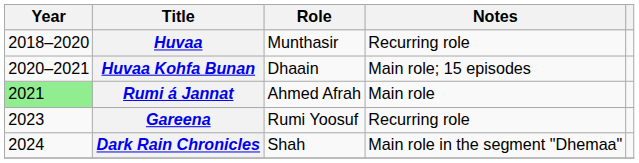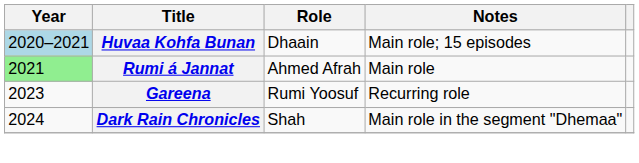- row: (178, 42)
(49, 68) no background -> (49, 42) lightblue background
